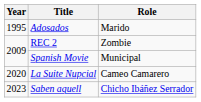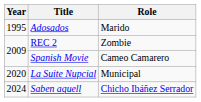(121, 58) Municipal -> (135, 58) Cameo Camarero
(135, 74) Cameo Camarero -> (121, 74) Municipal
(16, 89) 2023 -> (16, 89) 2024
